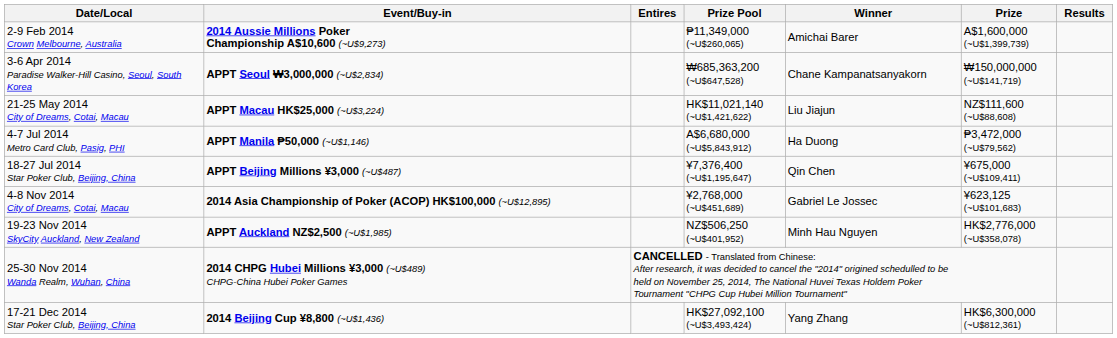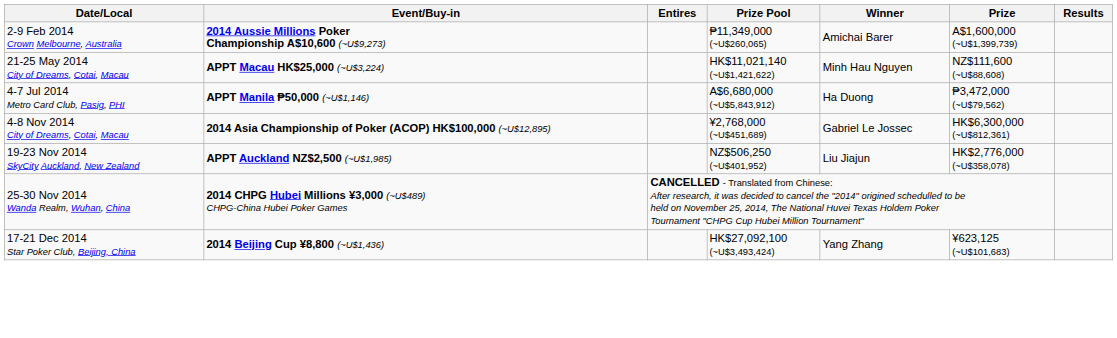- row: (94, 74)
(811, 110) Liu Jiajun -> (868, 67) Minh Hau Nguyen
- row: (71, 171)
(993, 201) ¥623,125 (~U$101,683) -> (988, 128) HK$6,300,000 (~U$812,361)
(833, 232) Minh Hau Nguyen -> (846, 158) Liu Jiajun
(1000, 318) HK$6,300,000 (~U$812,361) -> (981, 244) ¥623,125 (~U$101,683)
